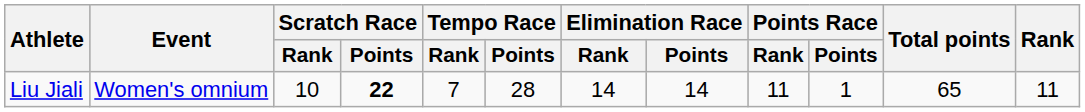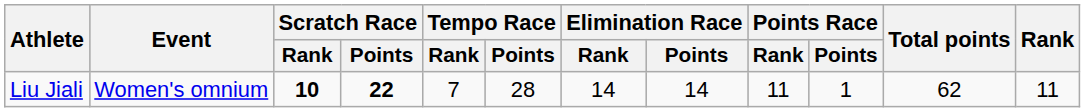(307, 90) normal -> (307, 90) bold
(949, 90) 65 -> (949, 90) 62
